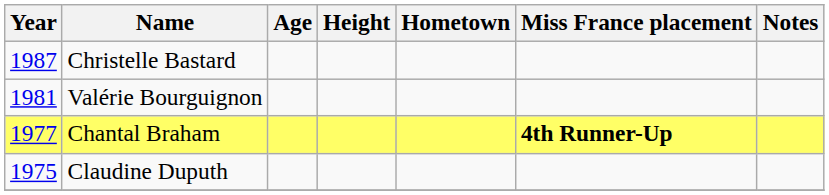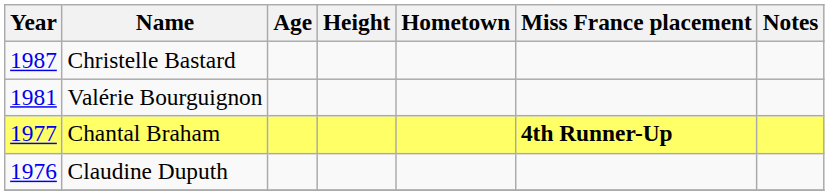(33, 171) 1975 -> (33, 171) 1976
